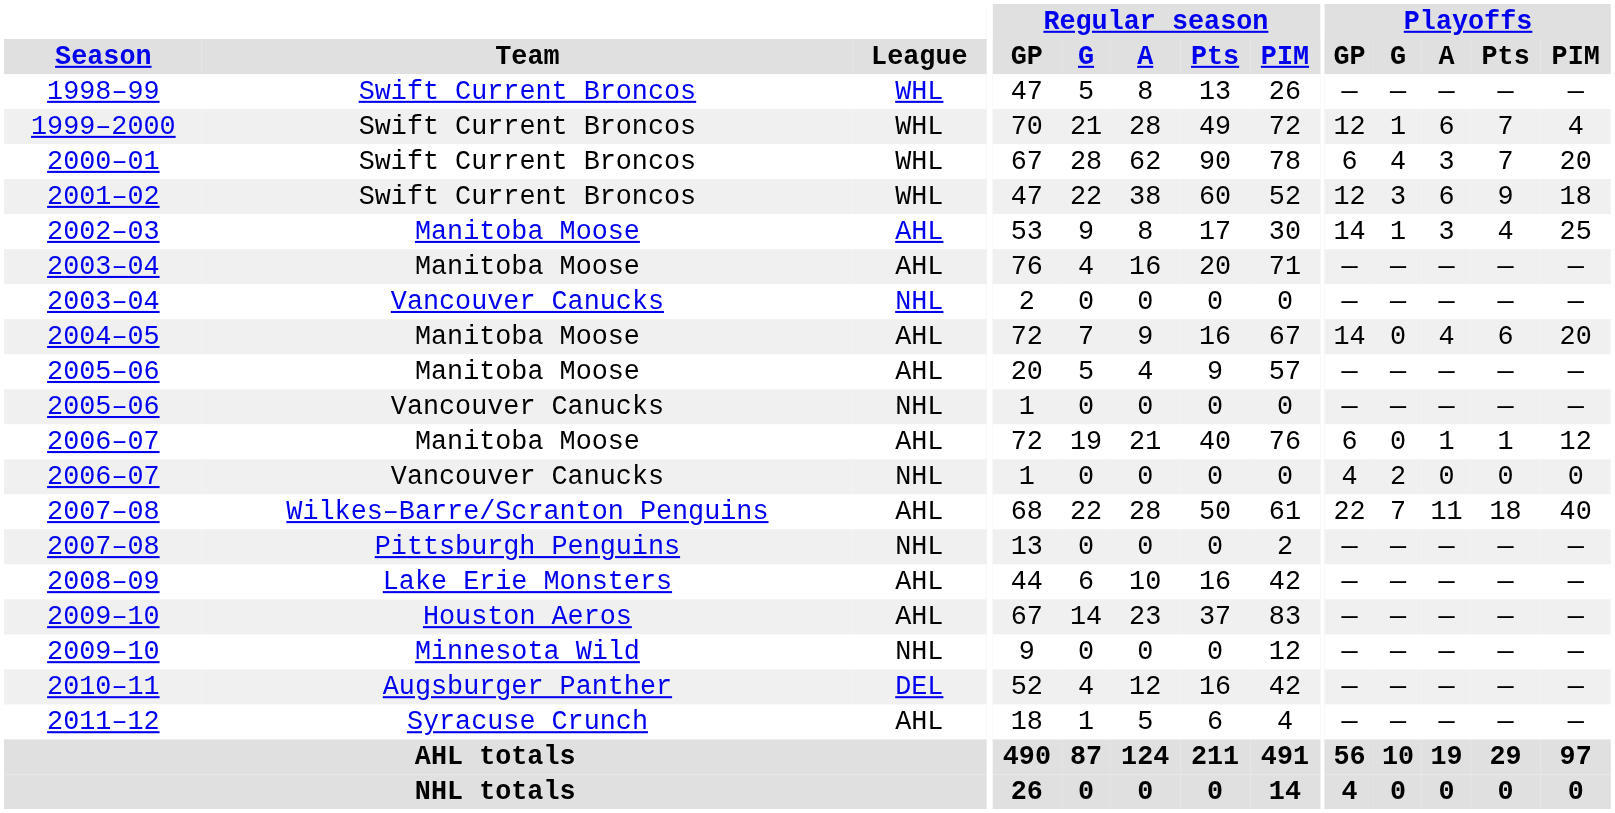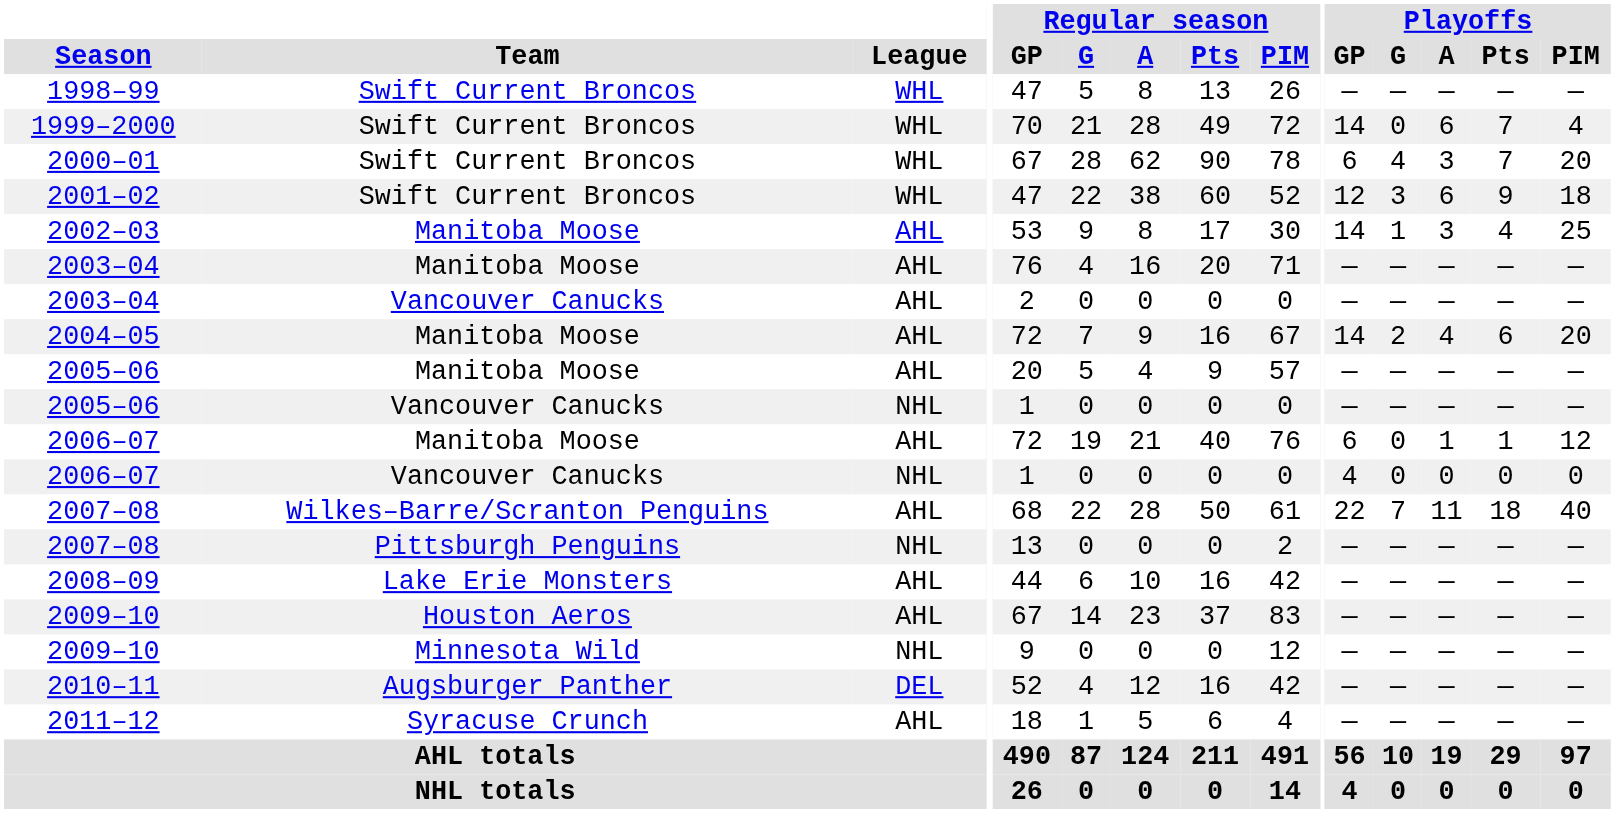(1350, 127) 12 -> (1350, 127) 14
(1398, 127) 1 -> (1398, 127) 0
(919, 302) NHL -> (919, 302) AHL
(1398, 337) 0 -> (1398, 337) 2
(1398, 477) 2 -> (1398, 477) 0
